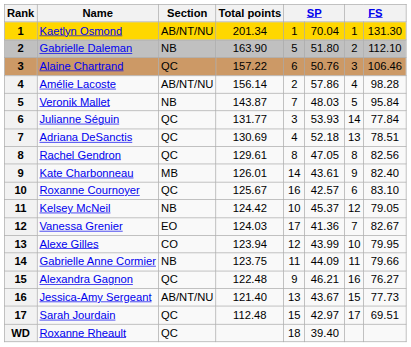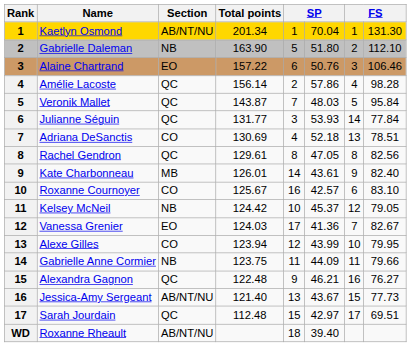(169, 66) QC -> (169, 66) EO
(187, 84) AB/NT/NU -> (169, 84) QC
(169, 102) NB -> (169, 102) QC
(169, 137) QC -> (169, 137) CO
(169, 191) QC -> (169, 191) CO
(169, 333) QC -> (187, 333) AB/NT/NU
